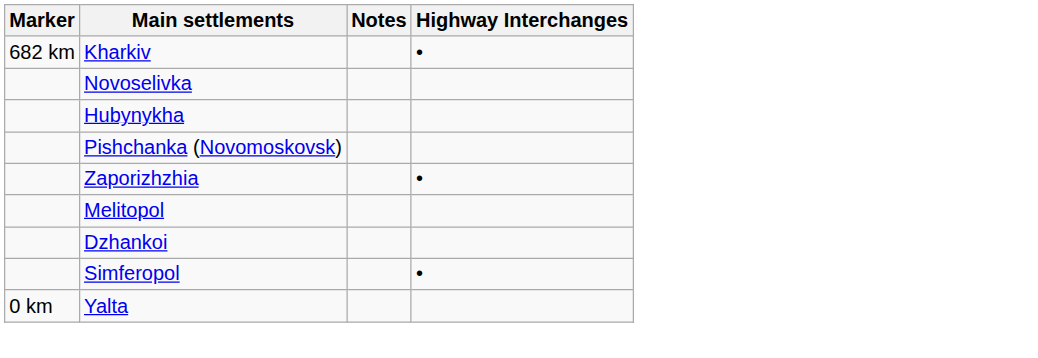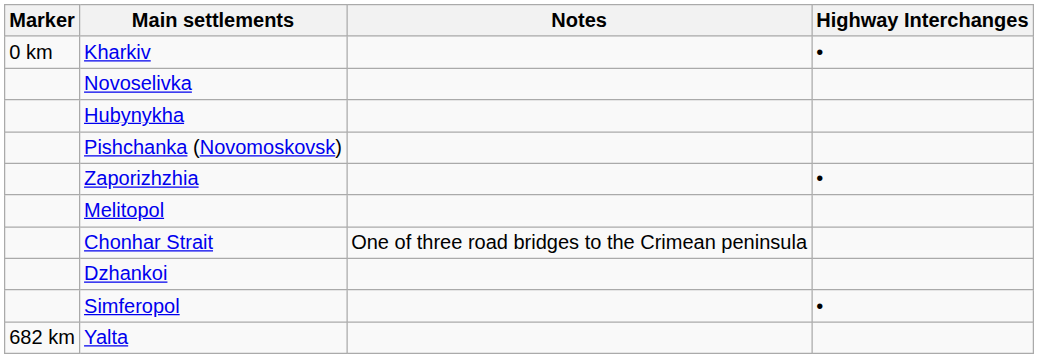(42, 52) 682 km -> (31, 52) 0 km
+ row: (149, 242)
(31, 305) 0 km -> (42, 337) 682 km
